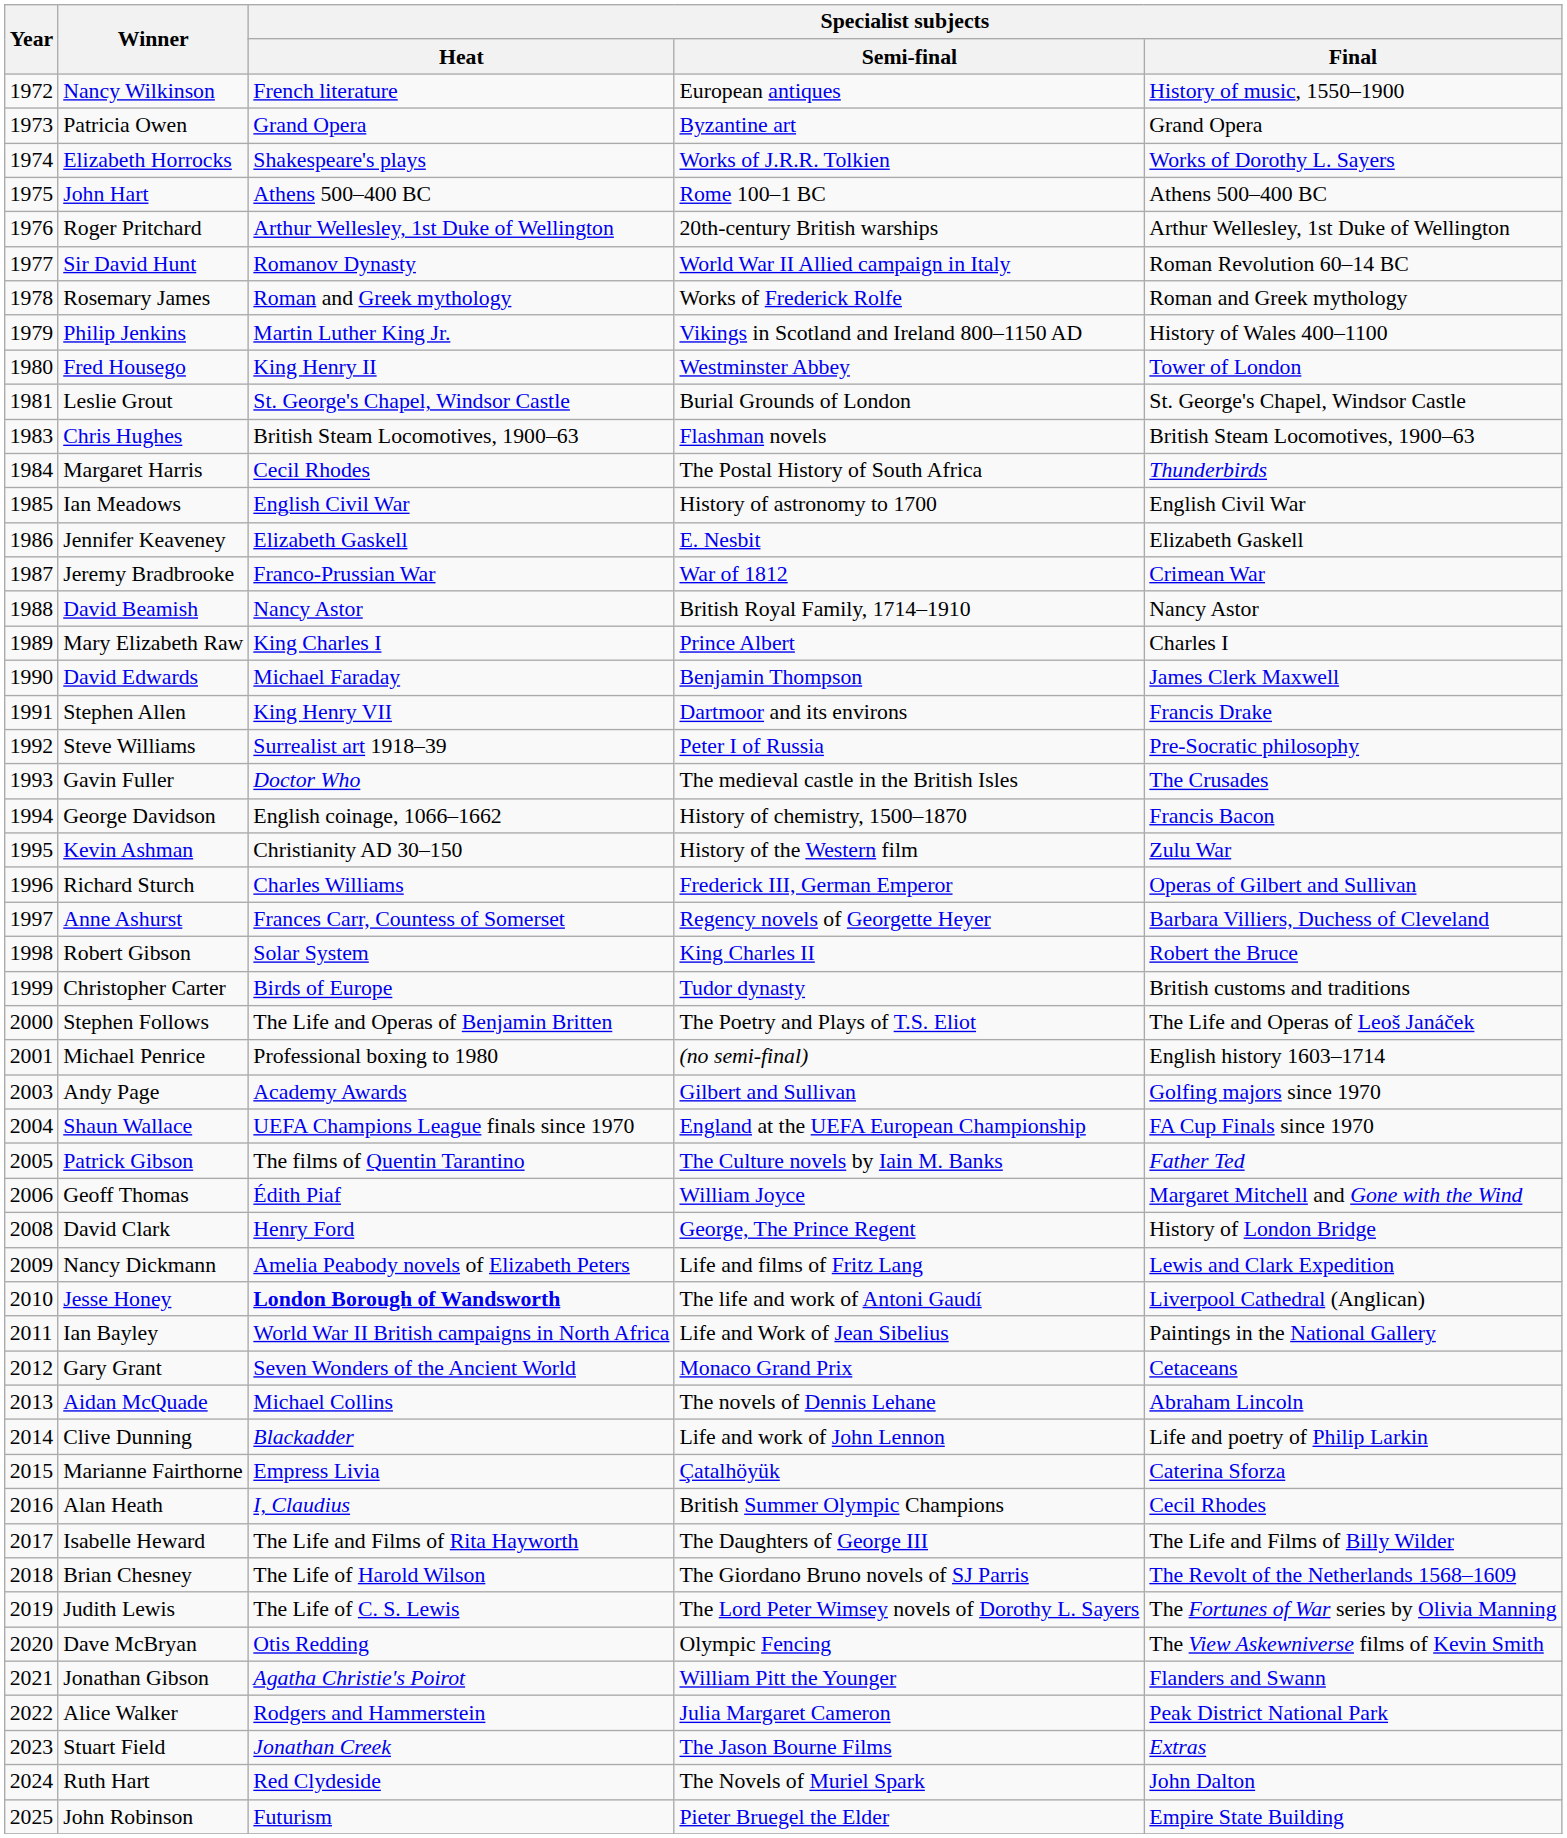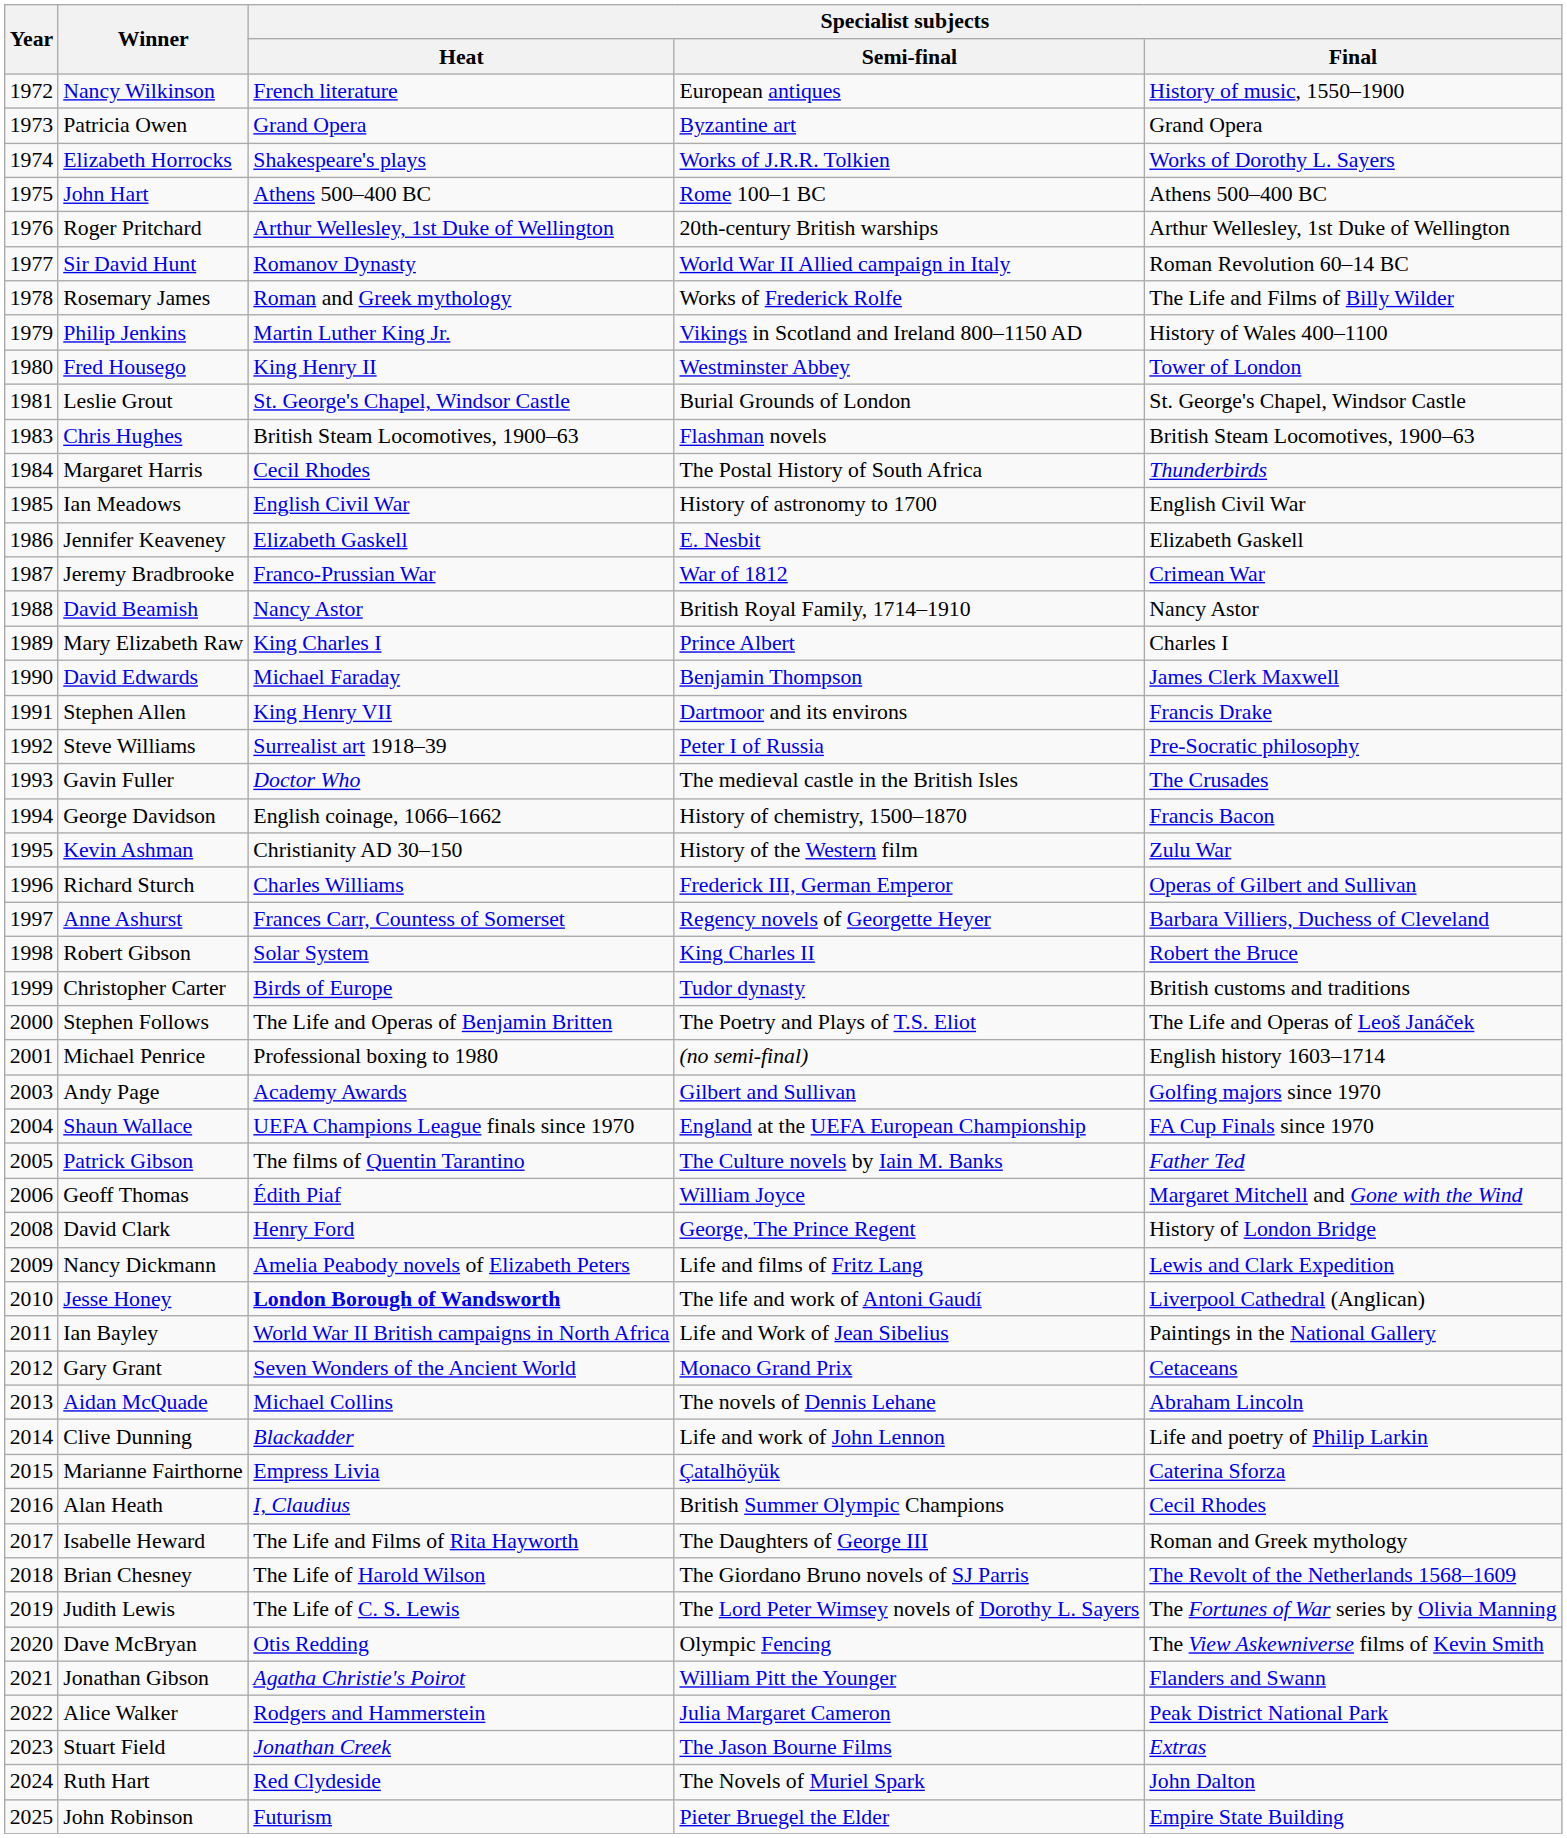(1278, 297) Roman and Greek mythology -> (1302, 297) The Life and Films of Billy Wilder
(1302, 1540) The Life and Films of Billy Wilder -> (1278, 1540) Roman and Greek mythology
